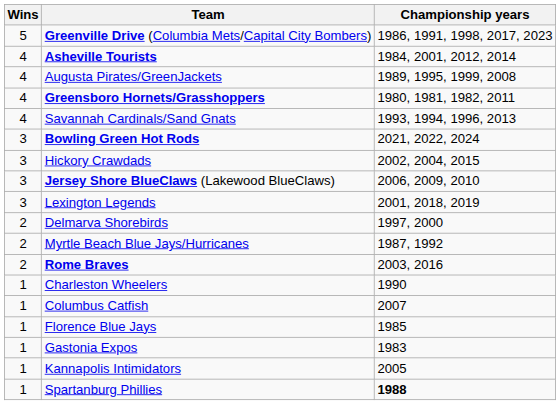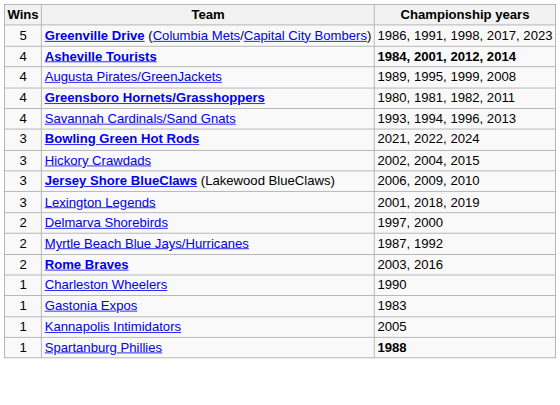(447, 56) normal -> (447, 56) bold
- row: (96, 306)
- row: (100, 327)
